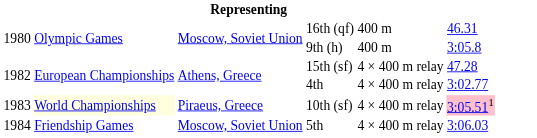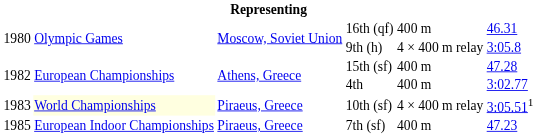(375, 47) 400 m -> (440, 47) 4 × 400 m relay
(401, 66) 4 × 400 m relay -> (414, 66) 400 m
(401, 85) 4 × 400 m relay -> (414, 85) 400 m
(470, 105) pink background -> (510, 105) no background
- row: (315, 126)
+ row: (366, 126)
